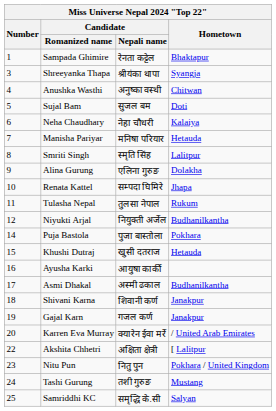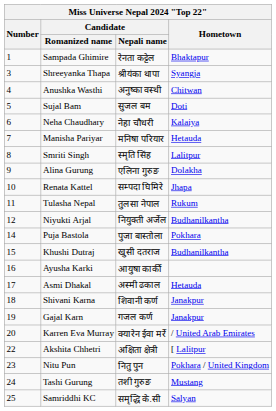(186, 252) Hetauda -> (200, 252) Budhanilkantha
(200, 285) Budhanilkantha -> (186, 285) Hetauda
